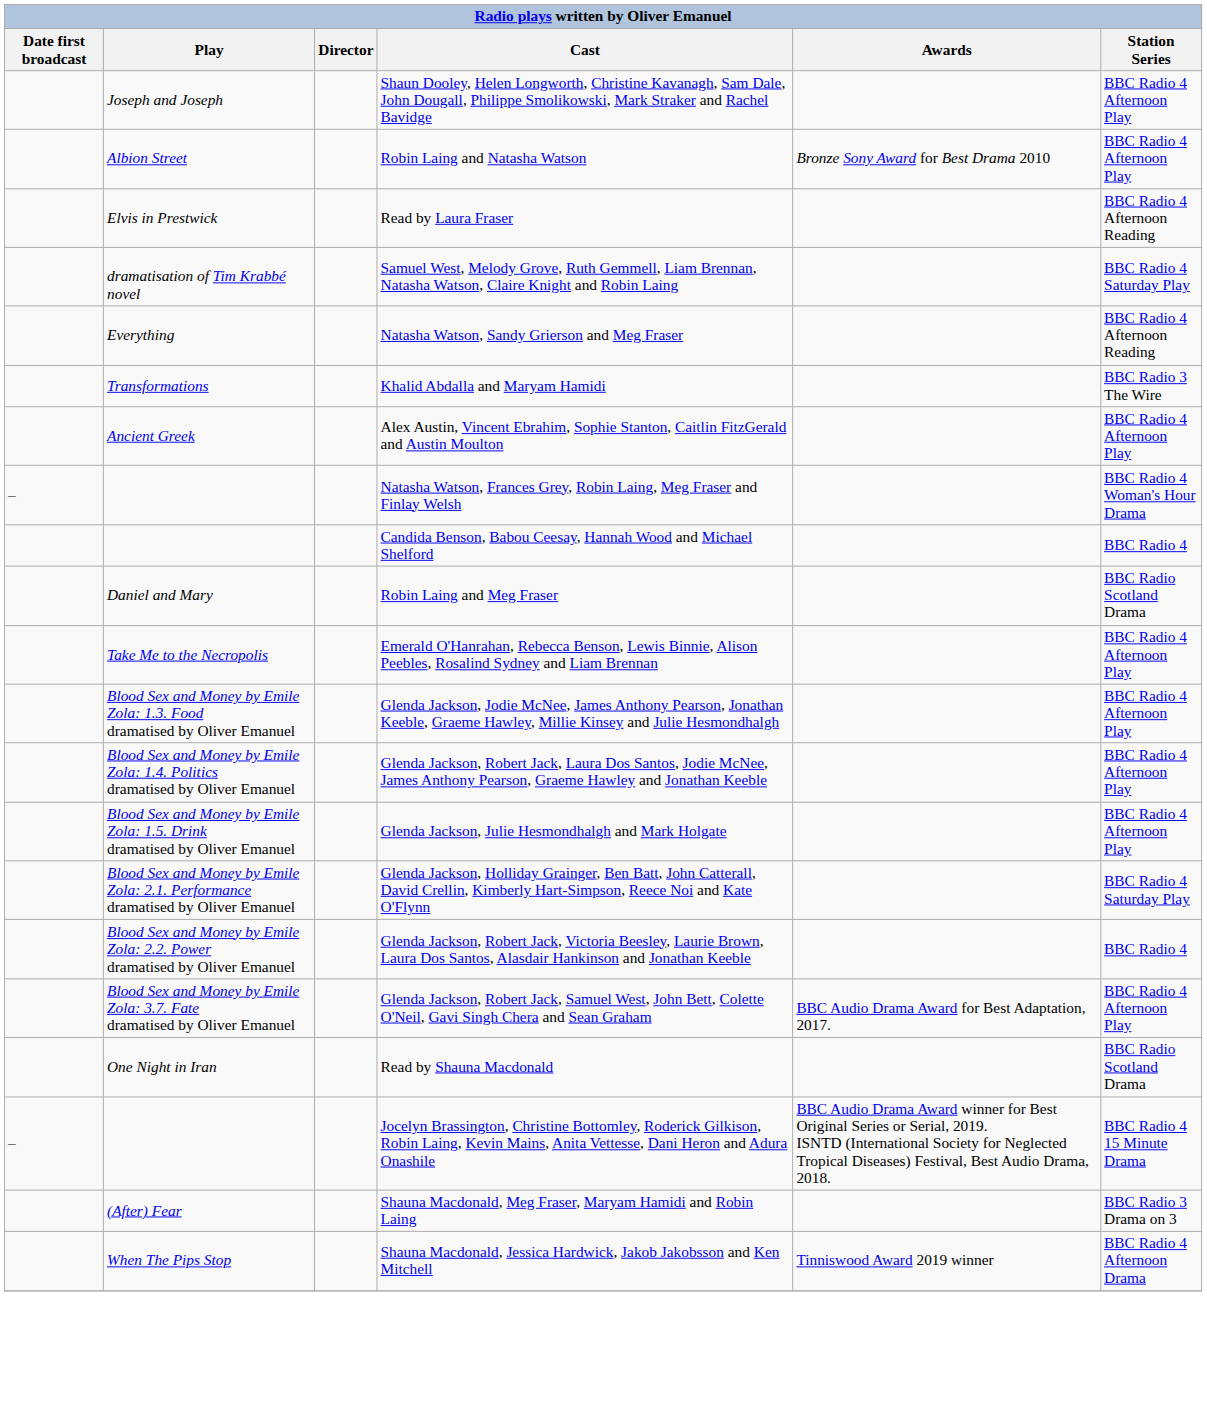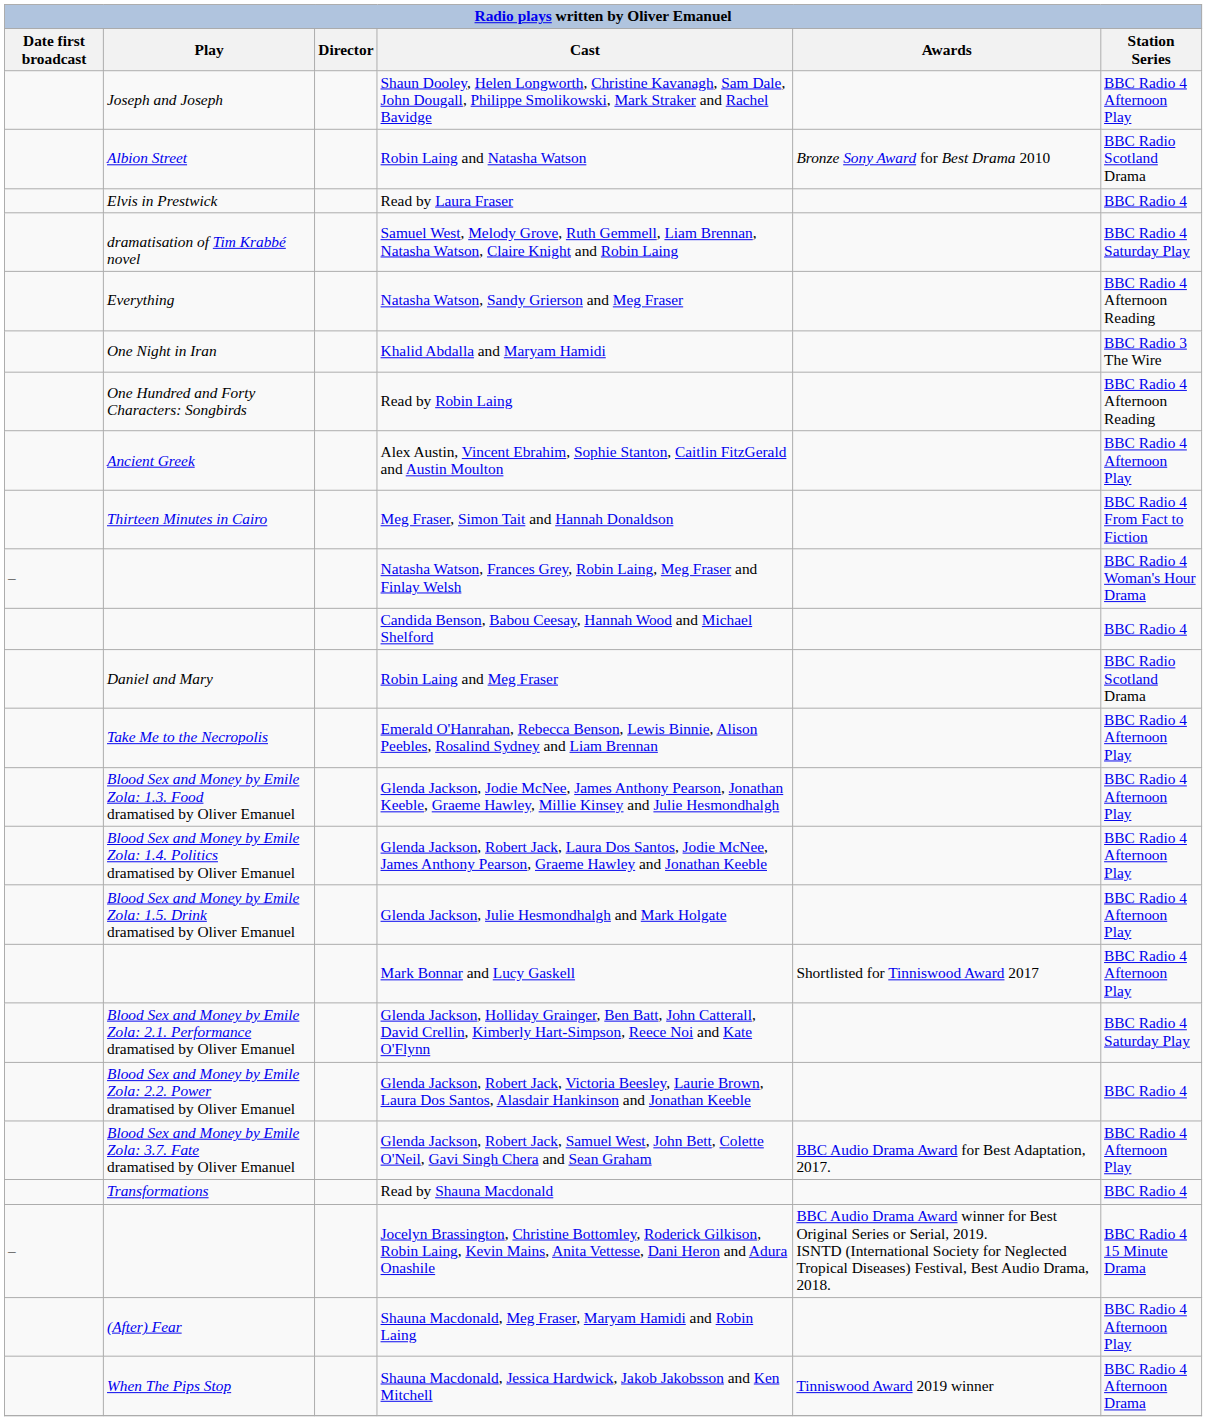(1145, 158) BBC Radio 4 Afternoon Play -> (1140, 158) BBC Radio Scotland Drama
(1145, 217) BBC Radio 4 Afternoon Reading -> (1145, 200) BBC Radio 4
(160, 385) Transformations -> (164, 351) One Night in Iran
+ row: (446, 401)
+ row: (527, 519)
+ row: (478, 973)
(164, 1067) One Night in Iran -> (160, 1191) Transformations
(1140, 1067) BBC Radio Scotland Drama -> (1145, 1191) BBC Radio 4
(1145, 1210) BBC Radio 3 Drama on 3 -> (1145, 1327) BBC Radio 4 Afternoon Play
